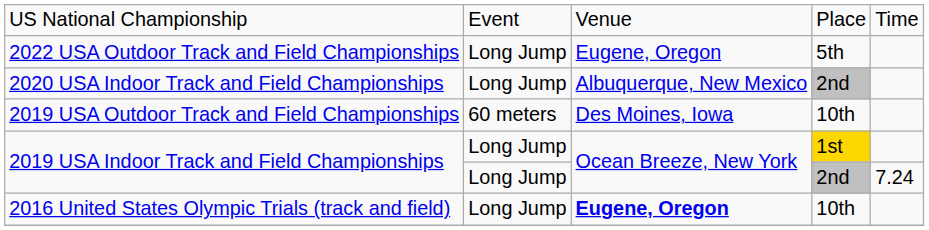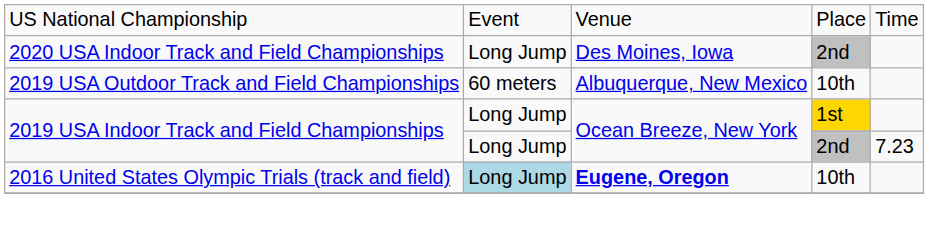- row: (234, 51)
(691, 83) Albuquerque, New Mexico -> (654, 51) Des Moines, Iowa
(654, 114) Des Moines, Iowa -> (691, 83) Albuquerque, New Mexico
(894, 177) 7.24 -> (894, 146) 7.23
(517, 209) no background -> (517, 177) lightblue background
